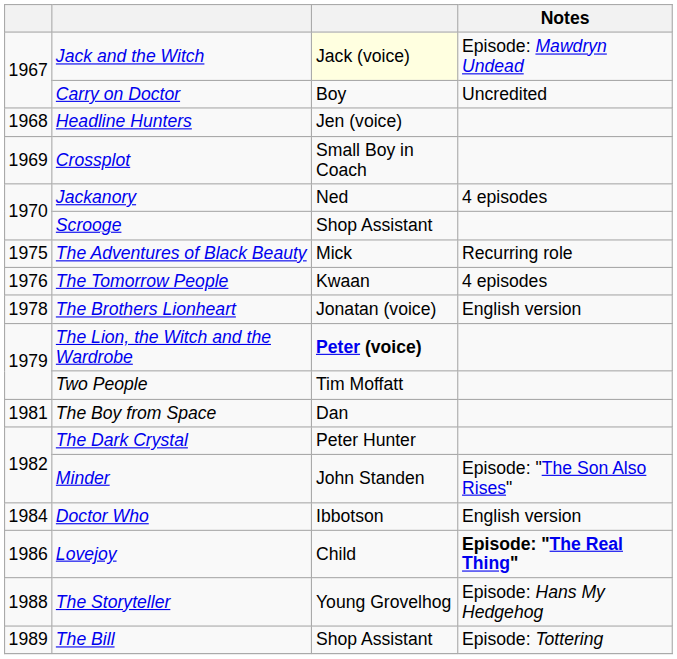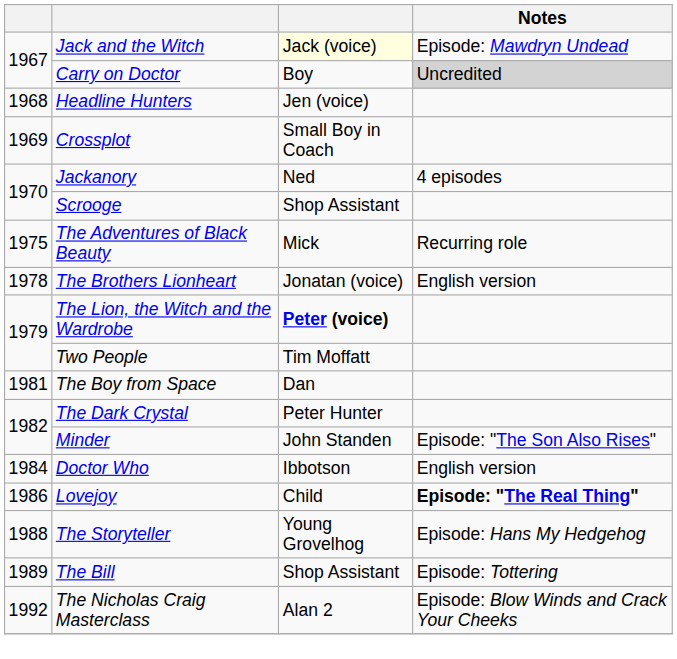(505, 94) no background -> (459, 74) lightgrey background
- row: (142, 281)
+ row: (131, 609)
